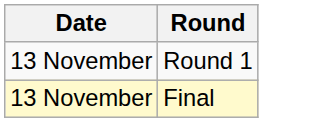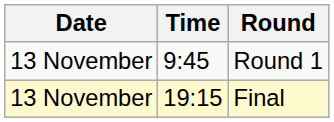+ column: (193, 23)
